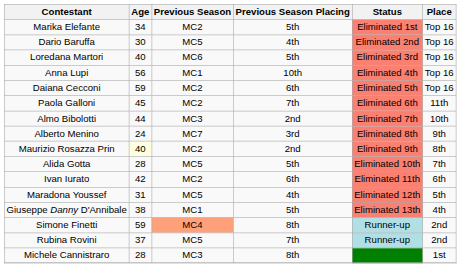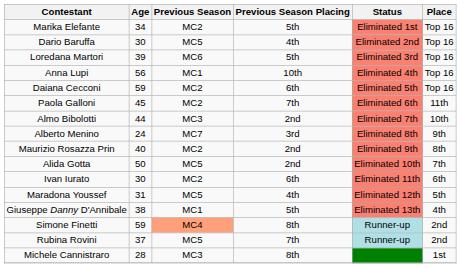(140, 57) 40 -> (140, 57) 39
(140, 149) lightyellow background -> (140, 149) no background
(140, 164) 28 -> (140, 164) 50
(293, 164) 5th -> (293, 164) 2nd
(140, 179) 42 -> (140, 179) 30
